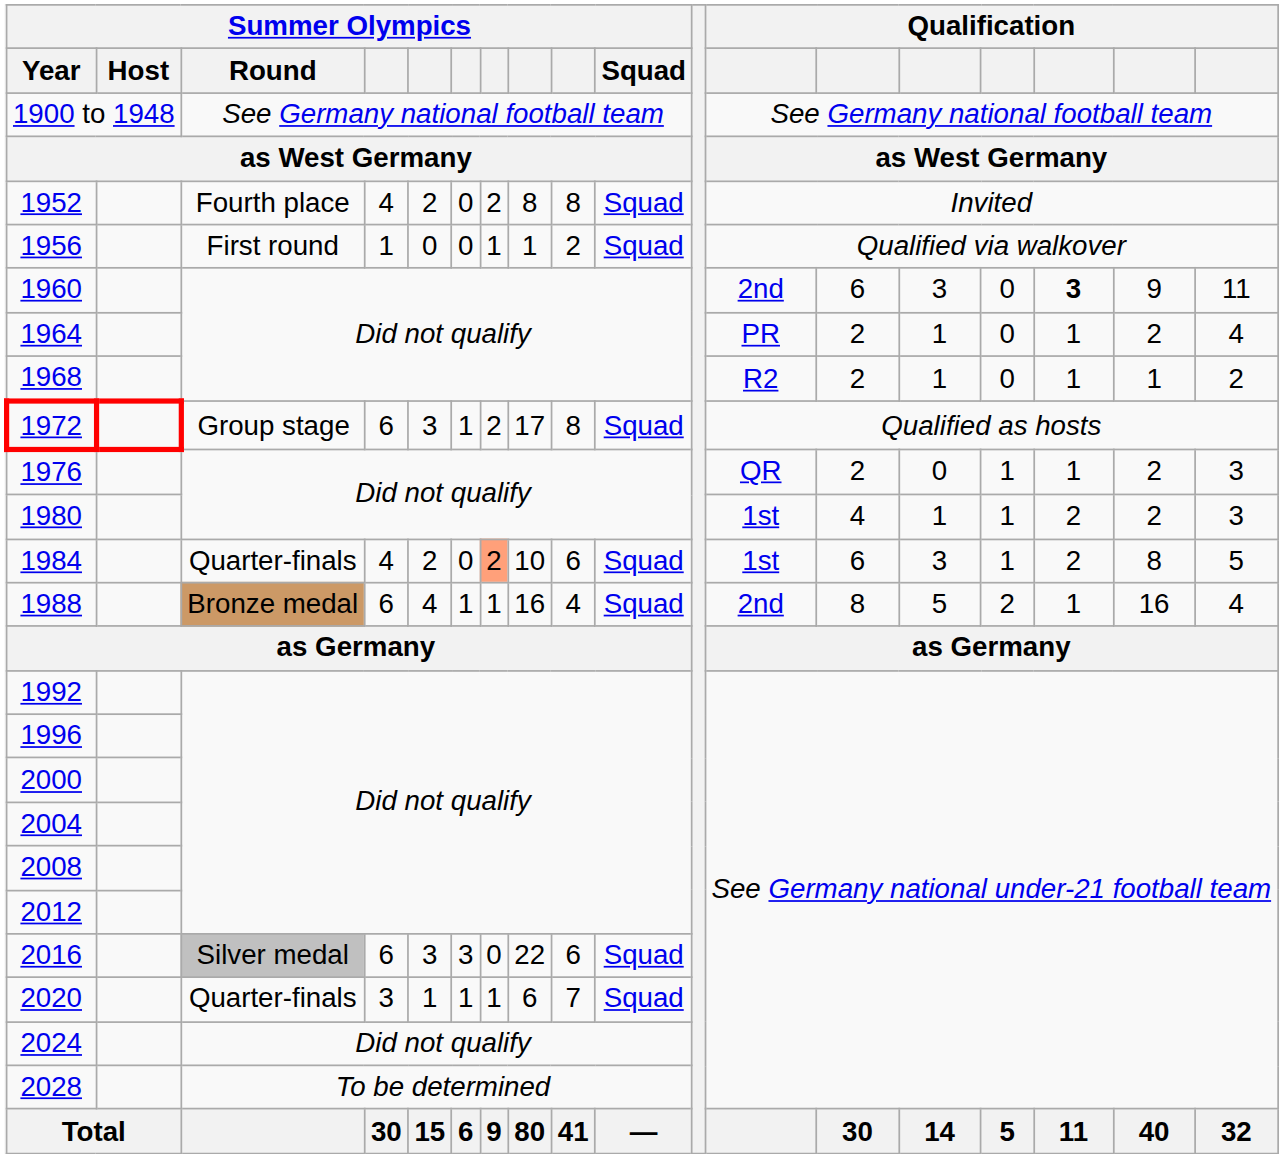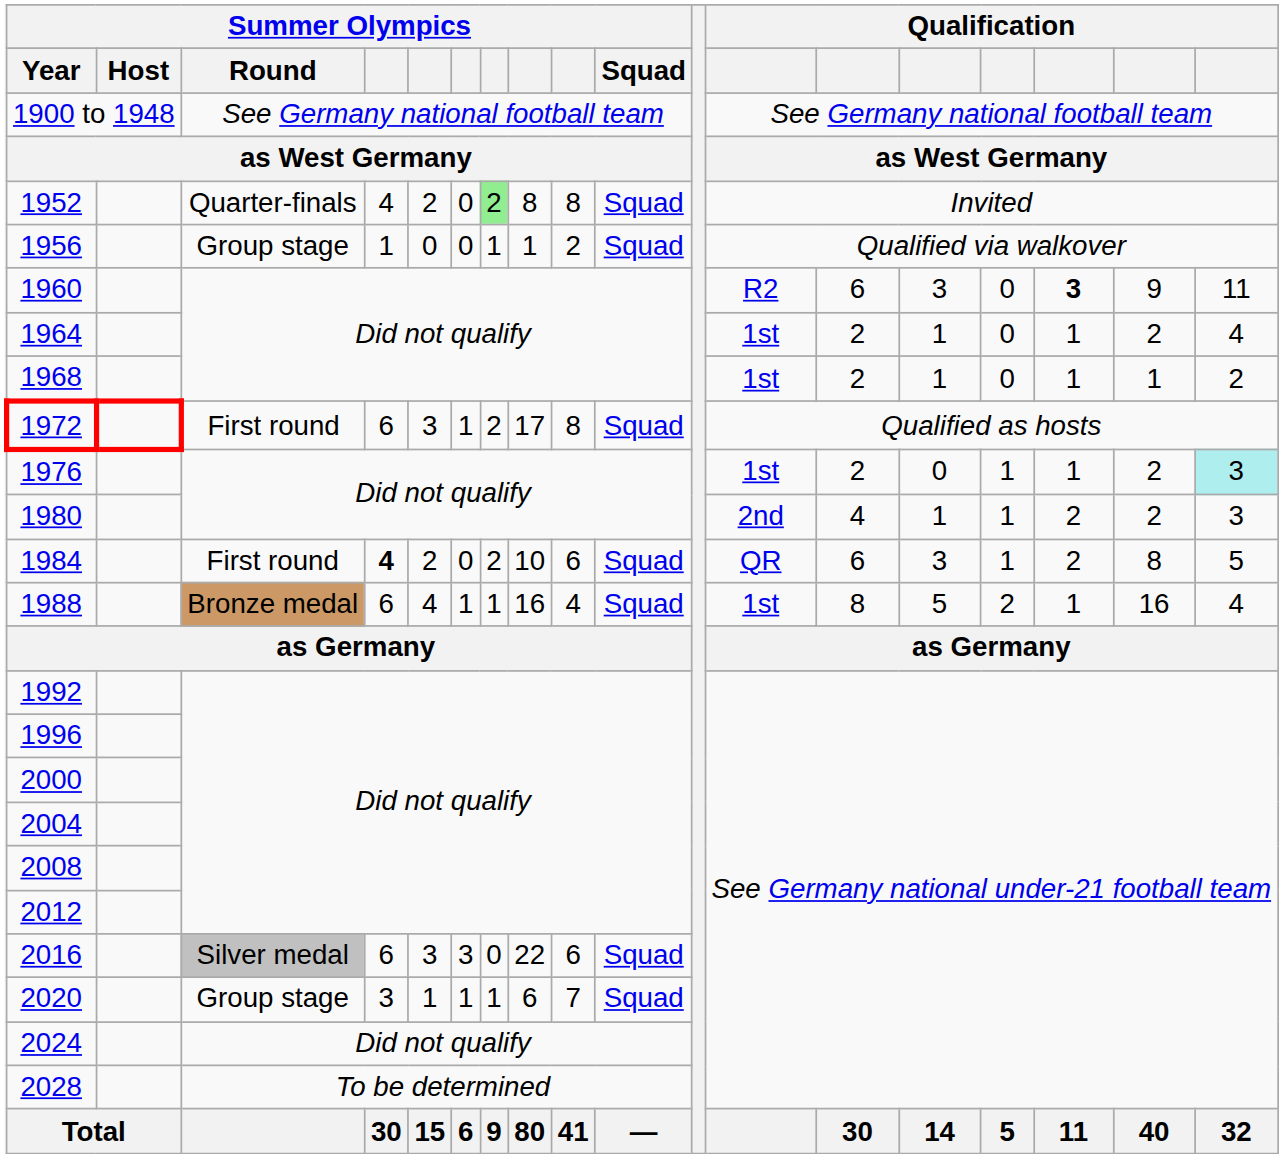(273, 202) Fourth place -> (273, 202) Quarter-finals
(494, 202) no background -> (494, 202) lightgreen background
(273, 245) First round -> (273, 245) Group stage
(761, 289) 2nd -> (761, 289) R2
(761, 333) PR -> (761, 333) 1st
(761, 378) R2 -> (761, 378) 1st
(274, 424) Group stage -> (274, 424) First round
(761, 471) QR -> (761, 471) 1st
(1236, 471) no background -> (1236, 471) paleturquoise background
(761, 516) 1st -> (761, 516) 2nd
(273, 560) Quarter-finals -> (273, 560) First round
(386, 560) normal -> (386, 560) bold
(494, 560) lightsalmon background -> (494, 560) no background
(761, 560) 1st -> (761, 560) QR
(761, 604) 2nd -> (761, 604) 1st
(273, 999) Quarter-finals -> (273, 999) Group stage
